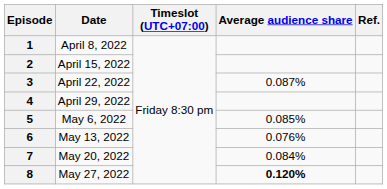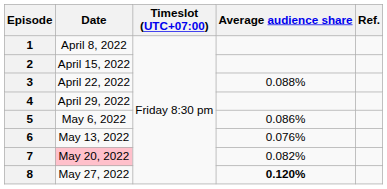(286, 82) 0.087% -> (286, 82) 0.088%
(286, 119) 0.085% -> (286, 119) 0.086%
(94, 156) no background -> (94, 156) pink background
(286, 156) 0.084% -> (286, 156) 0.082%
